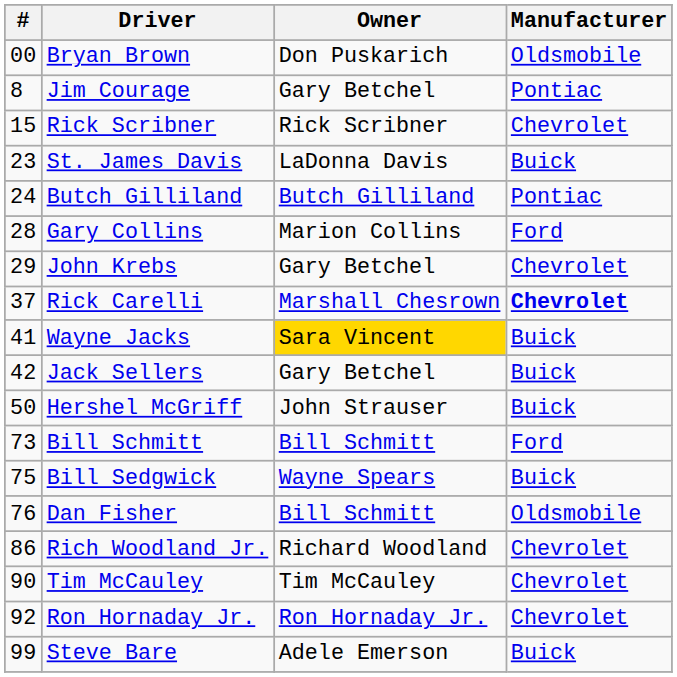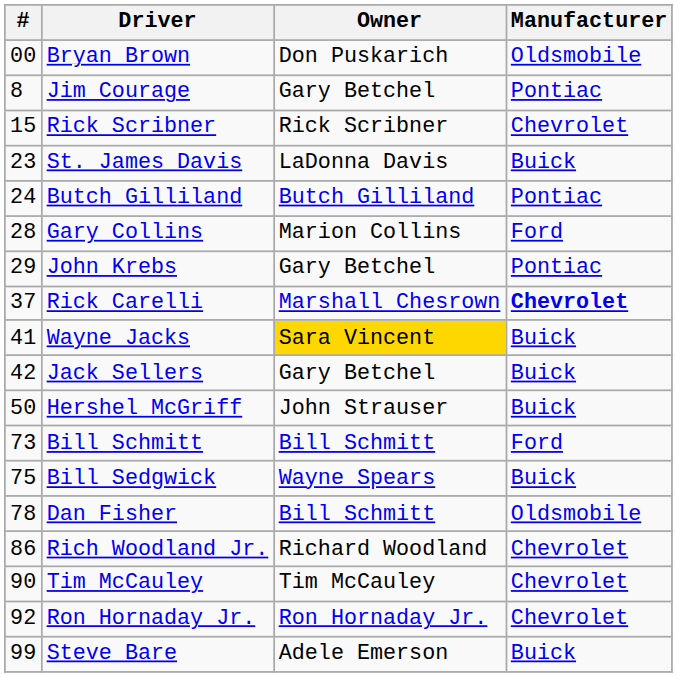(570, 268) Chevrolet -> (556, 268) Pontiac
(23, 514) 76 -> (23, 514) 78
